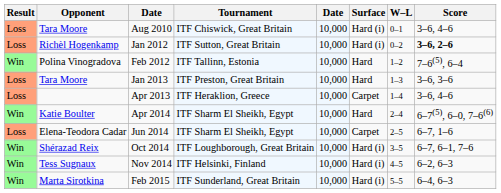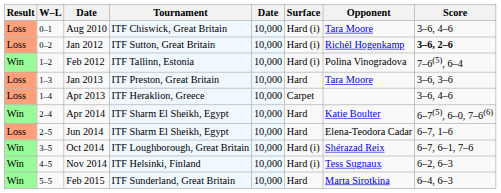columns swapped: (401, 12) <-> (83, 12)
(362, 62) Hard -> (303, 62) Hard (i)
(365, 131) Carpet -> (297, 131) Hard
(368, 180) Hard (i) -> (297, 180) Hard
